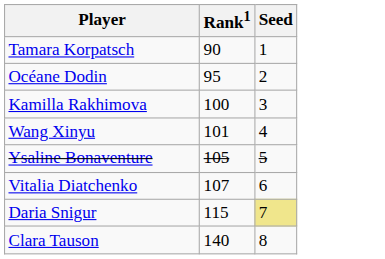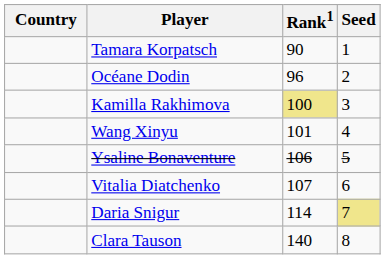+ column: (46, 20)
(212, 77) 95 -> (295, 77) 96
(216, 104) no background -> (299, 104) khaki background
(216, 158) 105 -> (299, 158) 106
(216, 212) 115 -> (299, 212) 114
